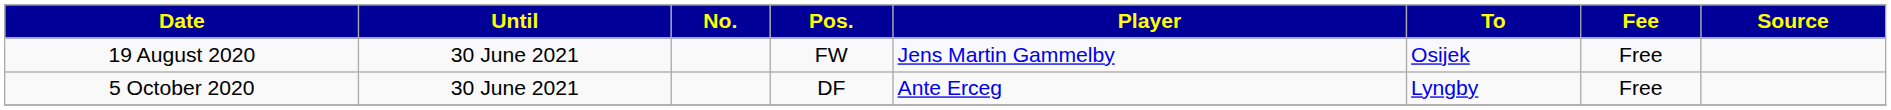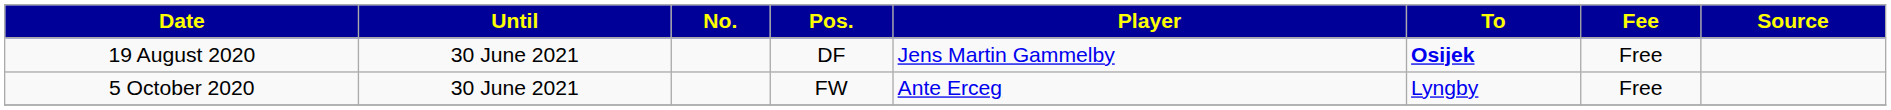(831, 54) FW -> (831, 54) DF
(1440, 54) normal -> (1443, 54) bold
(831, 88) DF -> (831, 88) FW
